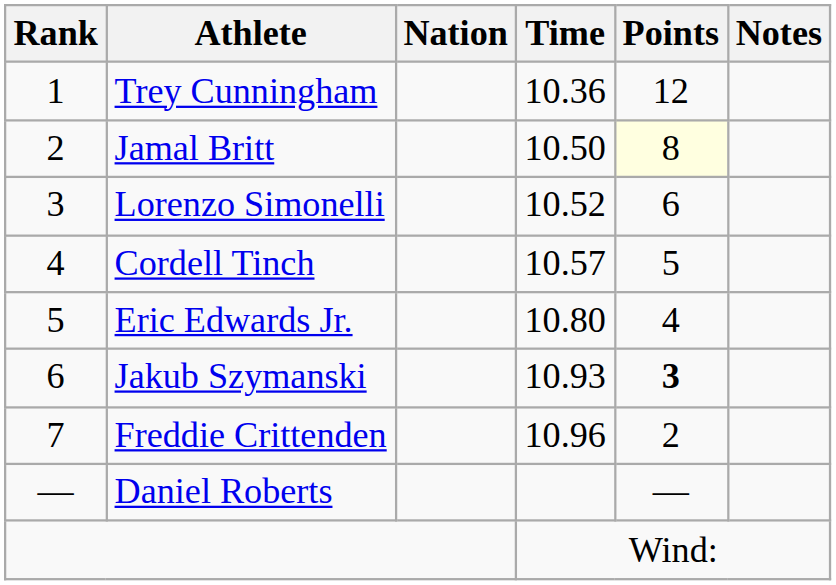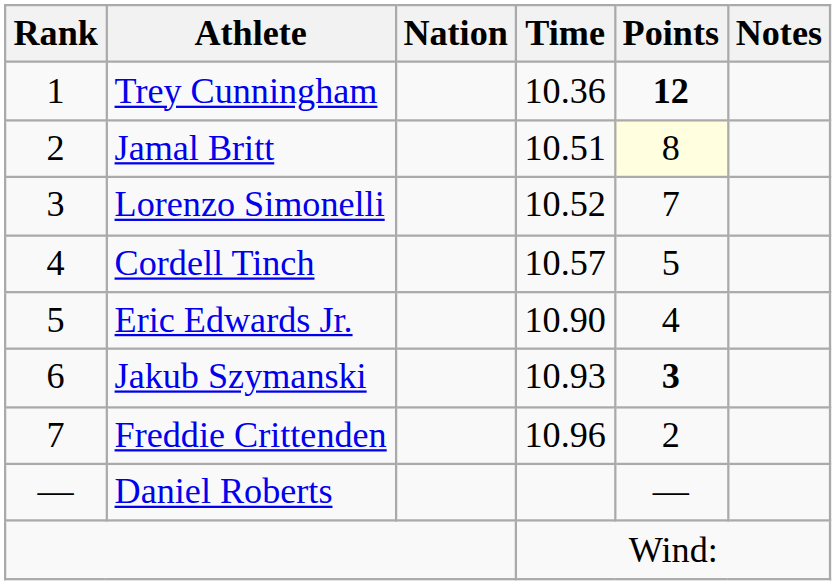(671, 90) normal -> (671, 90) bold
(565, 147) 10.50 -> (565, 147) 10.51
(671, 205) 6 -> (671, 205) 7
(565, 319) 10.80 -> (565, 319) 10.90
